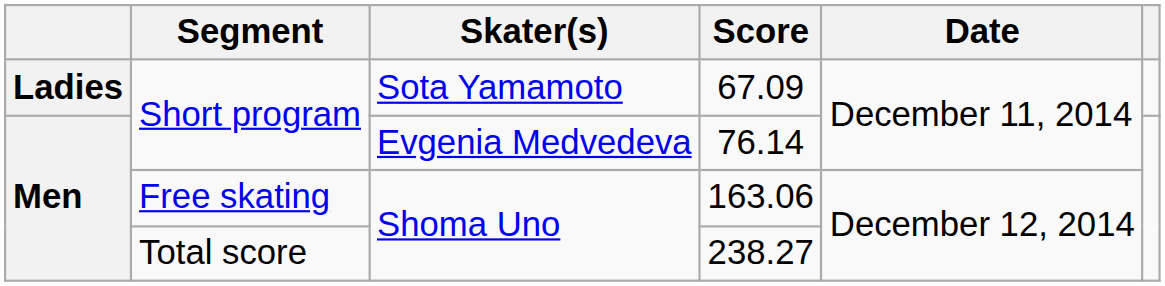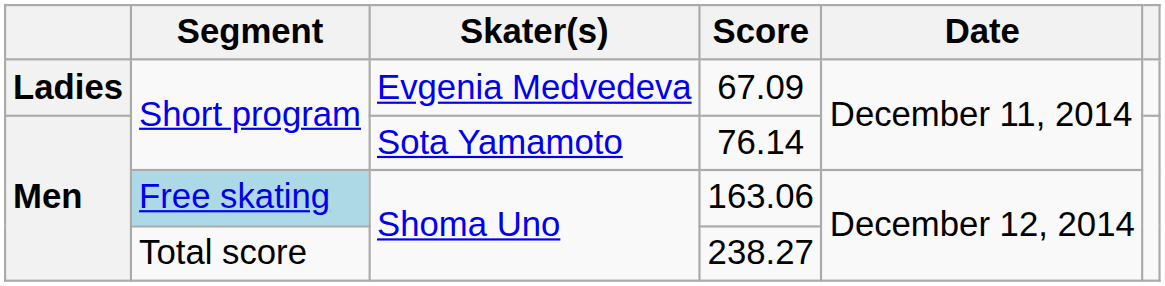(500, 87) Sota Yamamoto -> (534, 87) Evgenia Medvedeva
(534, 142) Evgenia Medvedeva -> (500, 142) Sota Yamamoto
(235, 197) no background -> (235, 197) lightblue background
